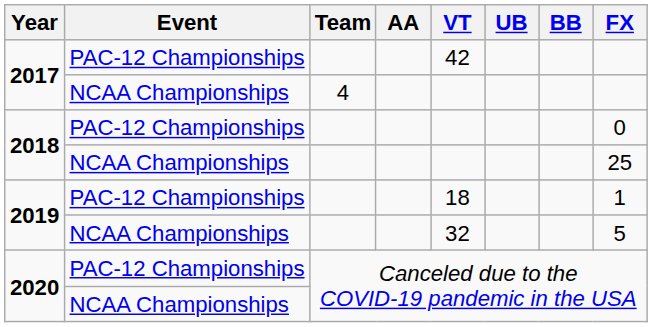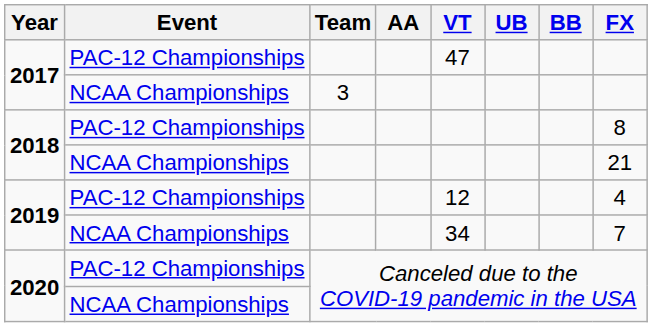(457, 58) 42 -> (457, 58) 47
(343, 93) 4 -> (343, 93) 3
(620, 128) 0 -> (620, 128) 8
(620, 163) 25 -> (620, 163) 21
(457, 198) 18 -> (457, 198) 12
(620, 198) 1 -> (620, 198) 4
(457, 233) 32 -> (457, 233) 34
(620, 233) 5 -> (620, 233) 7
